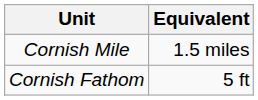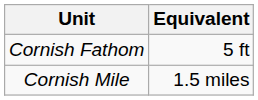rows swapped: (77, 79) <-> (77, 49)
